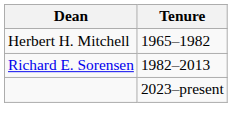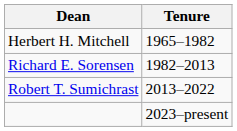+ row: (73, 89)
